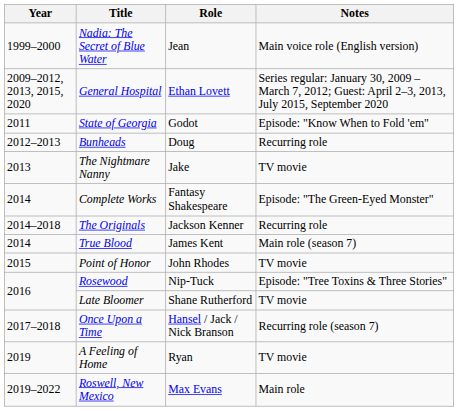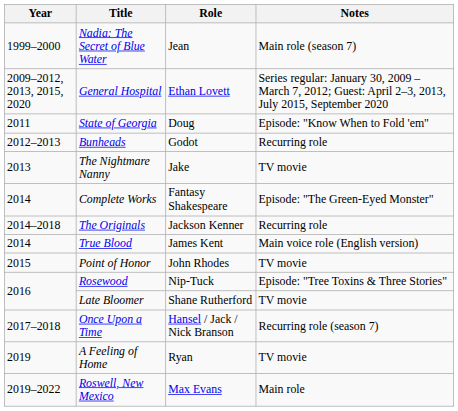(338, 45) Main voice role (English version) -> (307, 45) Main role (season 7)
(183, 123) Godot -> (181, 123) Doug
(181, 142) Doug -> (183, 142) Godot
(307, 244) Main role (season 7) -> (338, 244) Main voice role (English version)
